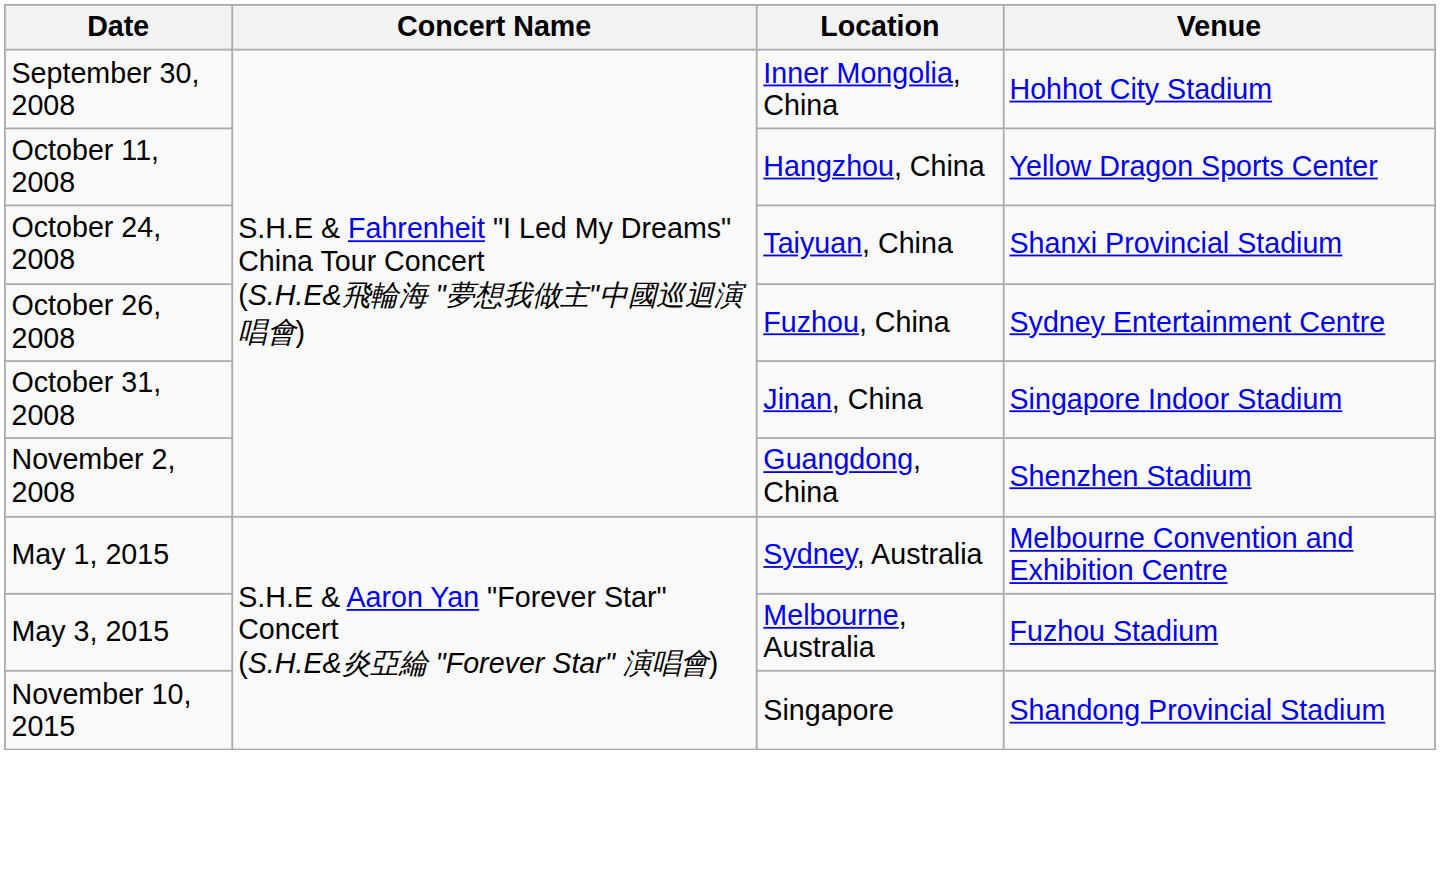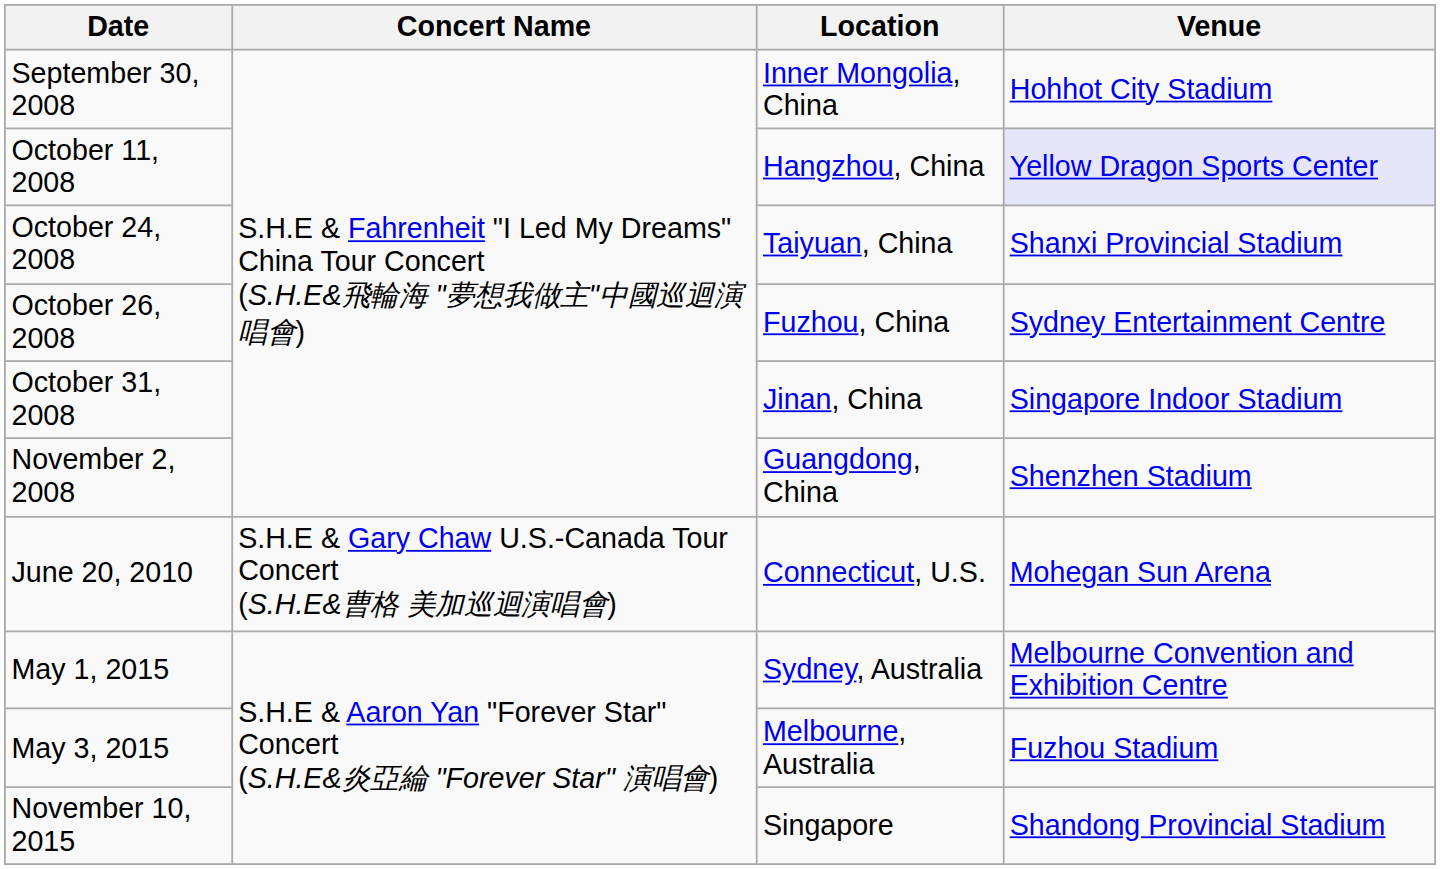(1194, 166) no background -> (1194, 166) lavender background
+ row: (102, 573)
